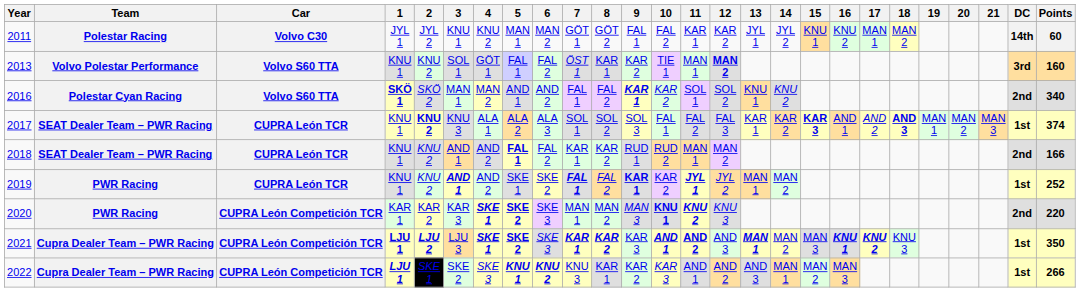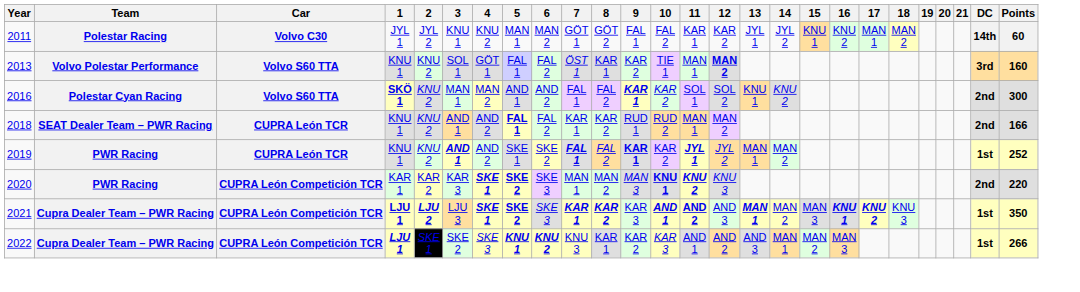(429, 95) SKÖ 2 -> (429, 95) KNU 2
(1056, 95) 340 -> (1018, 95) 300
- row: (19, 125)
